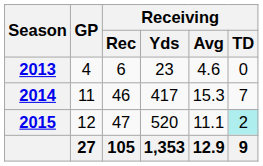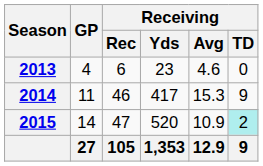(243, 95) 7 -> (243, 95) 9
(86, 122) 12 -> (86, 122) 14
(209, 122) 11.1 -> (209, 122) 10.9
